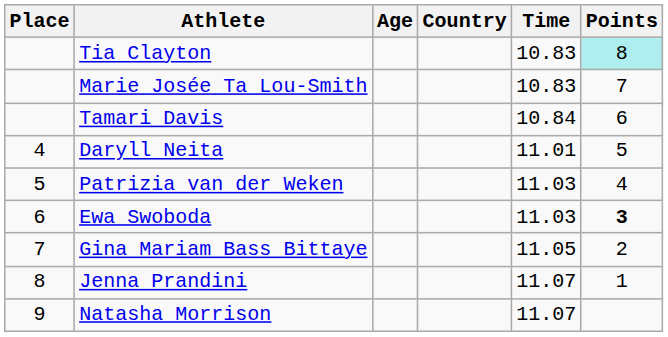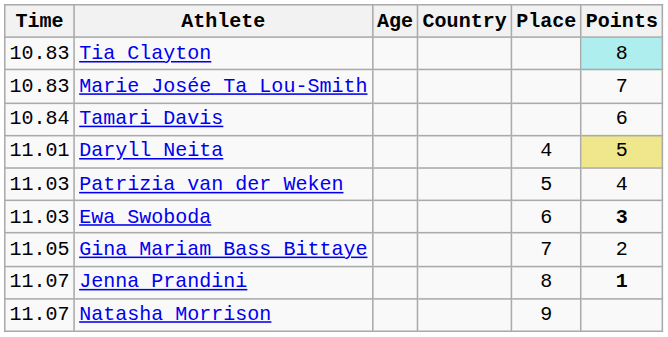columns swapped: (40, 21) <-> (546, 21)
(622, 152) no background -> (622, 152) khaki background
(622, 282) normal -> (622, 282) bold
